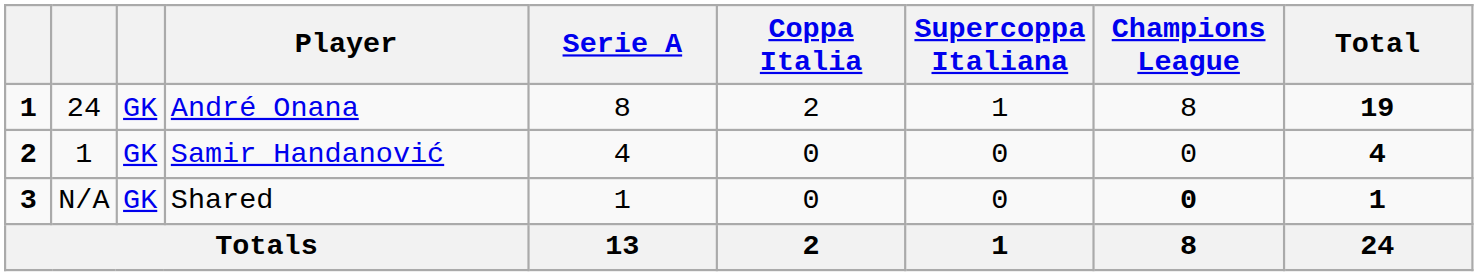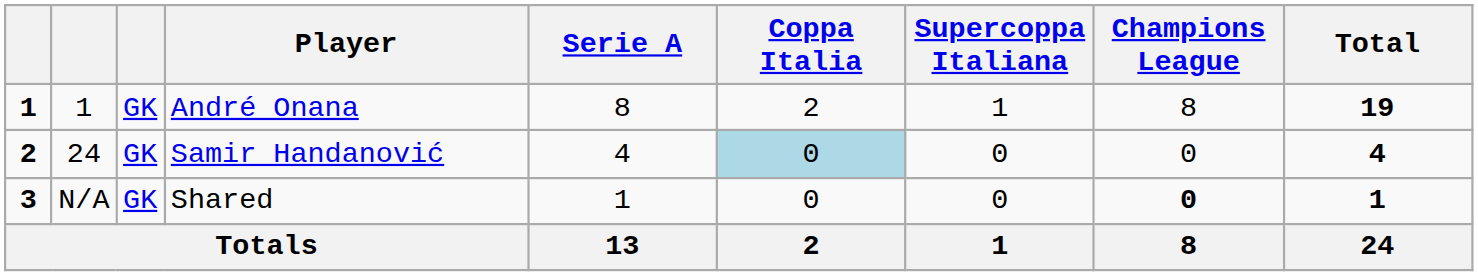(84, 108) 24 -> (84, 108) 1
(84, 154) 1 -> (84, 154) 24
(811, 154) no background -> (811, 154) lightblue background
